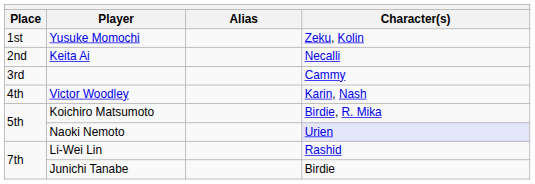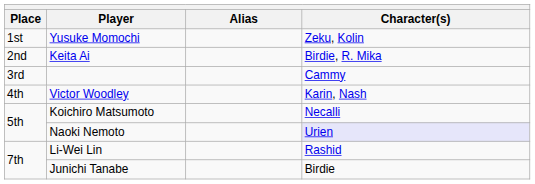(322, 56) Necalli -> (343, 56) Birdie, R. Mika
(343, 113) Birdie, R. Mika -> (322, 113) Necalli
